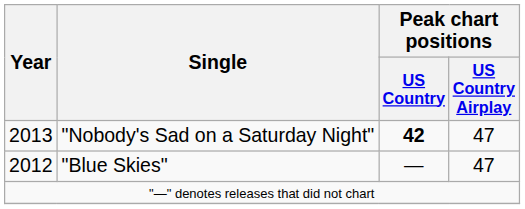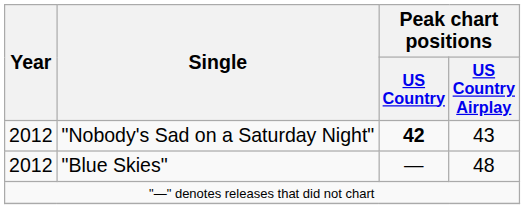(31, 135) 2013 -> (31, 135) 2012
(484, 135) 47 -> (484, 135) 43
(484, 166) 47 -> (484, 166) 48
